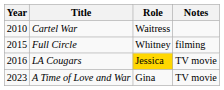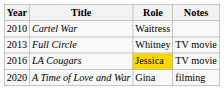(17, 45) 2015 -> (17, 45) 2013
(190, 45) filming -> (196, 45) TV movie
(17, 77) 2023 -> (17, 77) 2020
(196, 77) TV movie -> (190, 77) filming
